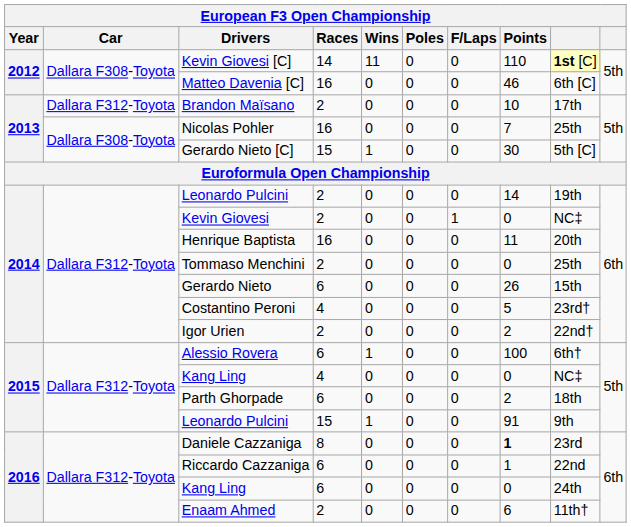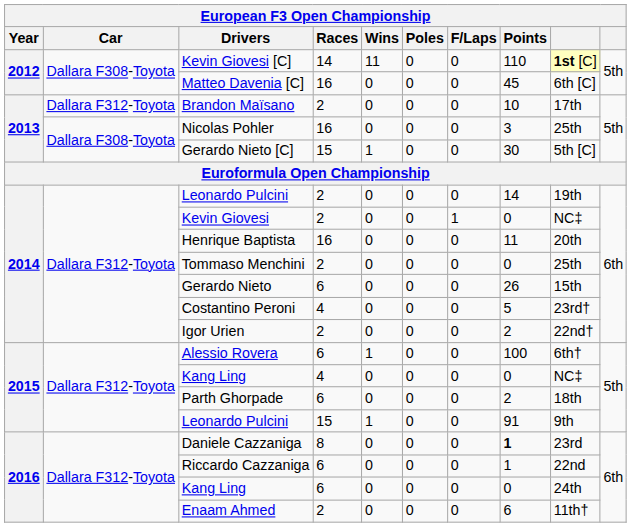(511, 83) 46 -> (511, 83) 45
(507, 128) 7 -> (507, 128) 3
